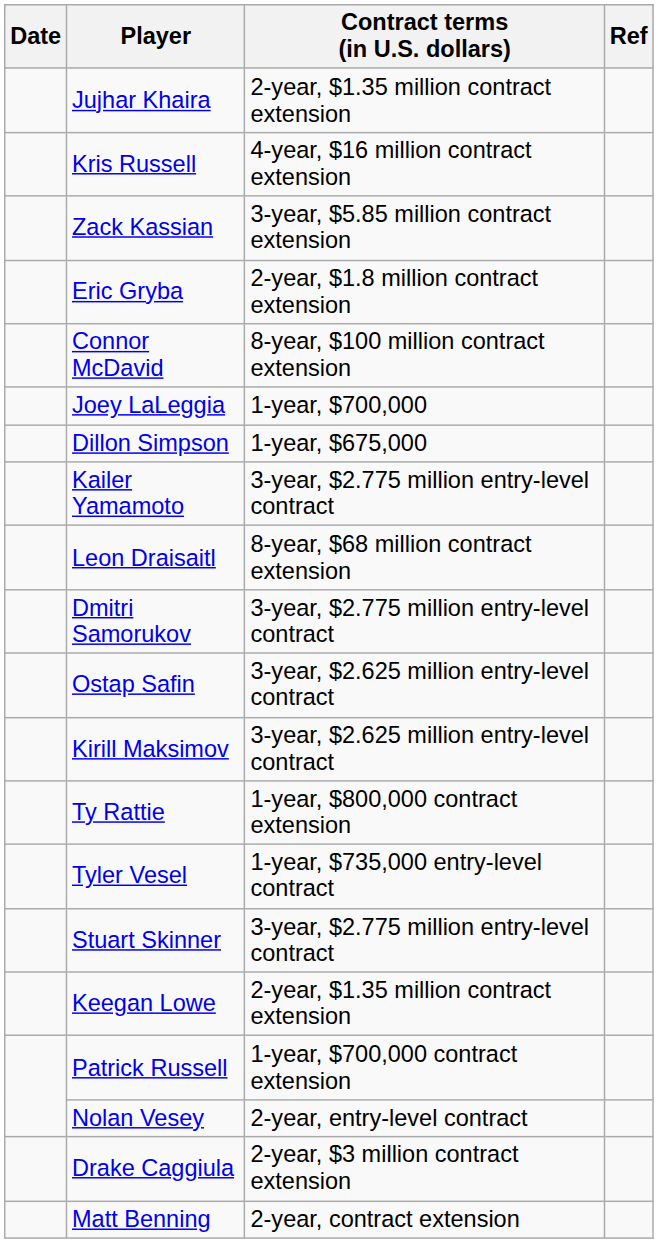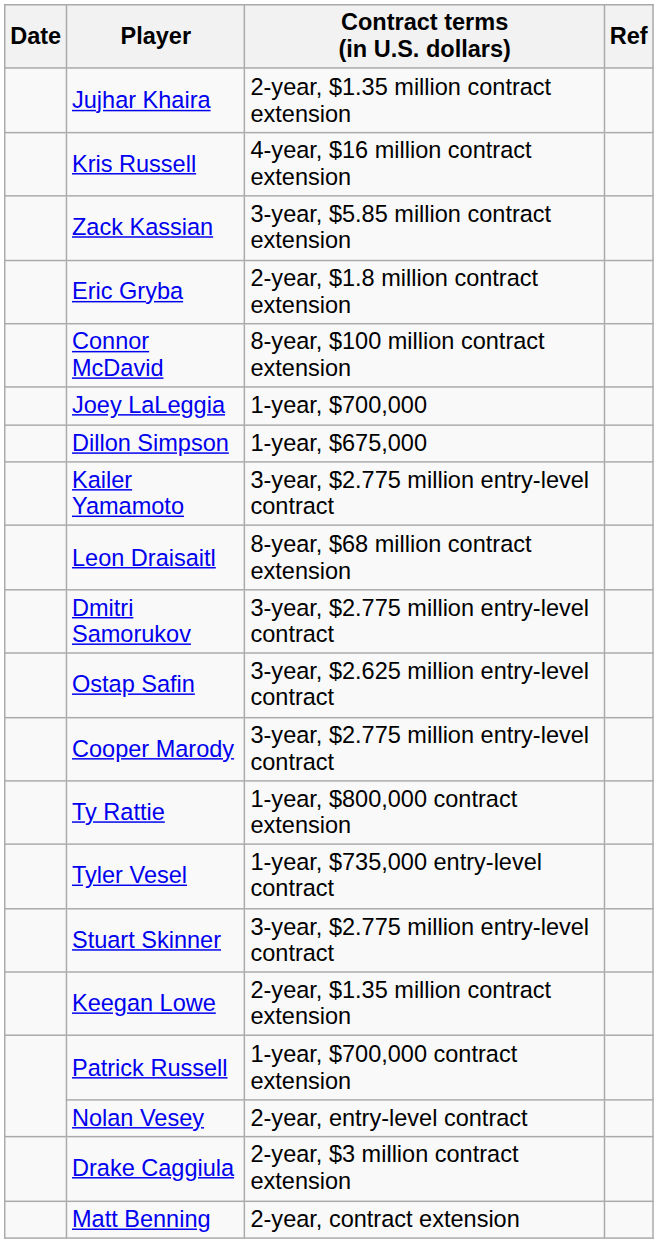- row: (150, 748)
+ row: (153, 748)
